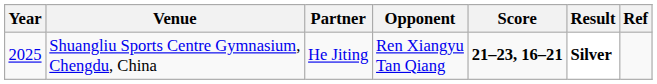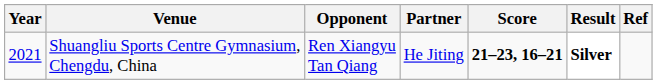columns swapped: (338, 18) <-> (420, 18)
(25, 55) 2025 -> (25, 55) 2021
